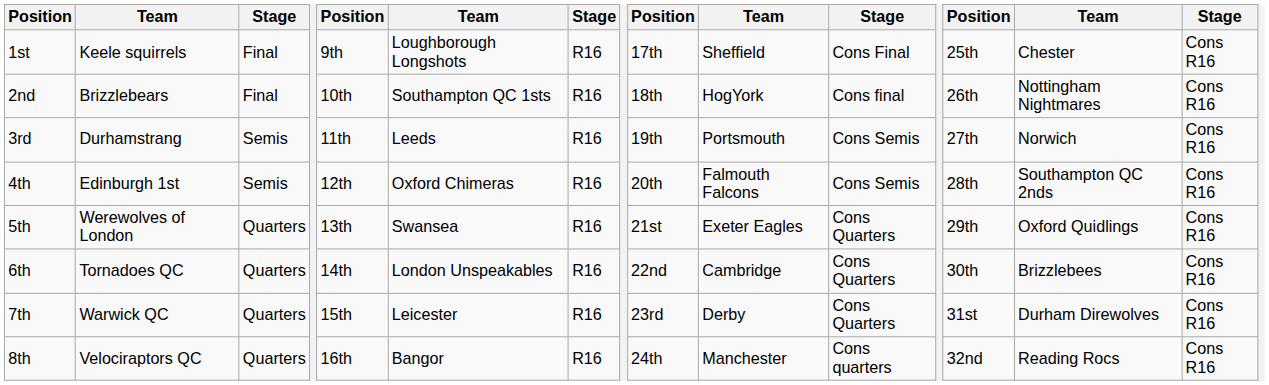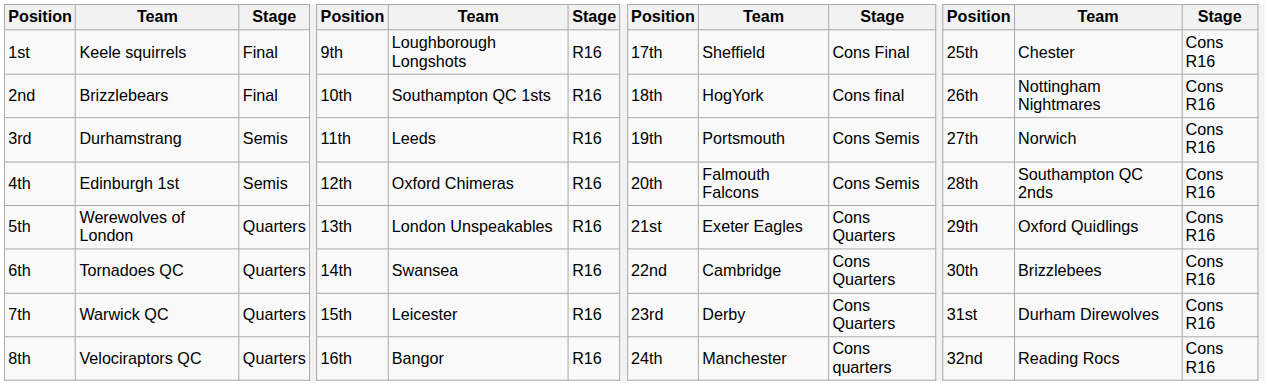(425, 227) Swansea -> (472, 227) London Unspeakables
(472, 271) London Unspeakables -> (425, 271) Swansea
